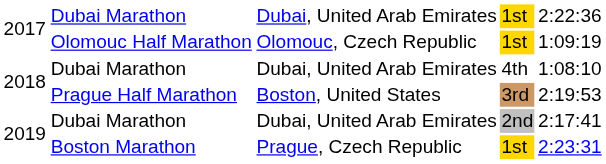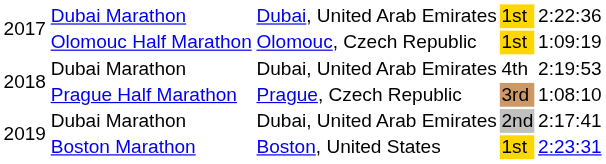(570, 68) 1:08:10 -> (570, 68) 2:19:53
(349, 94) Boston, United States -> (359, 94) Prague, Czech Republic
(570, 94) 2:19:53 -> (570, 94) 1:08:10
(359, 147) Prague, Czech Republic -> (349, 147) Boston, United States
